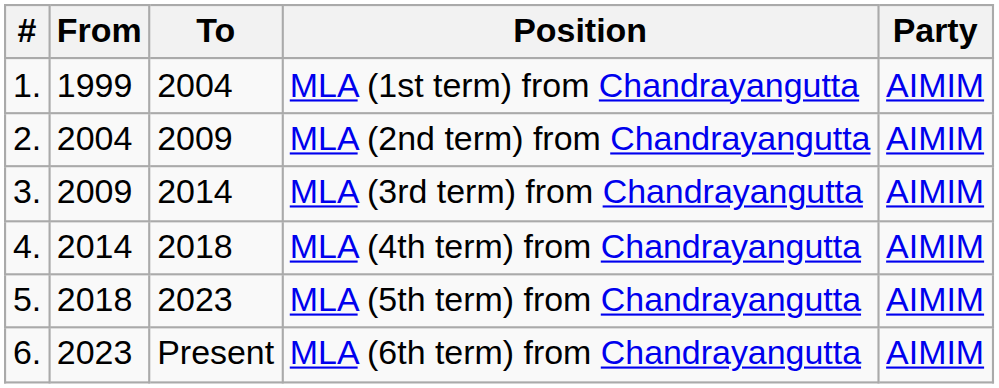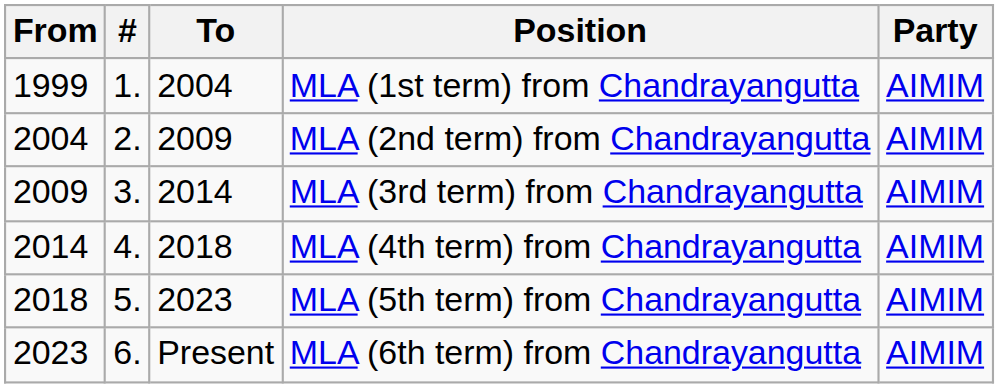columns swapped: (27, 31) <-> (99, 31)
